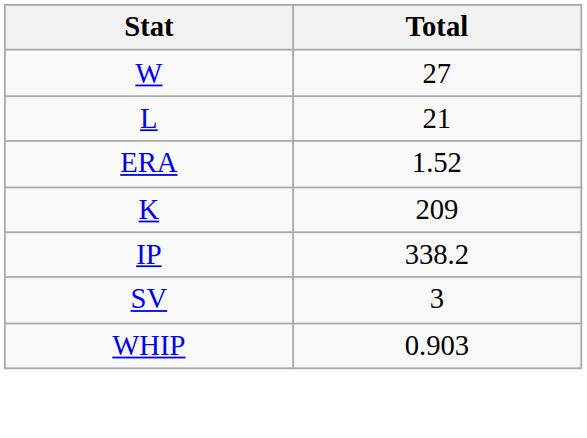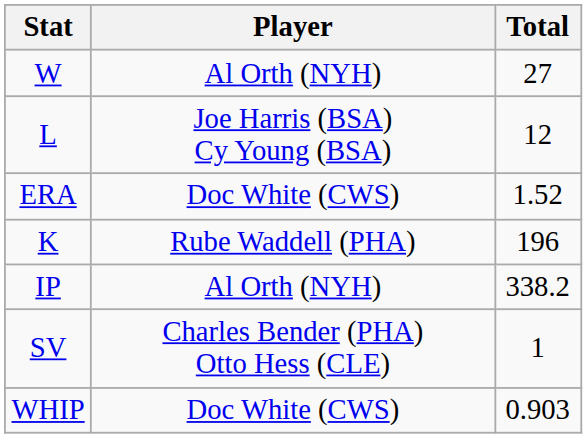+ column: (293, 27)
(437, 118) 21 -> (538, 134) 12
(437, 208) 209 -> (538, 241) 196
(437, 299) 3 -> (538, 348) 1
